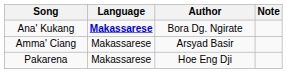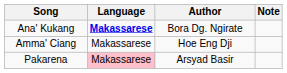(205, 44) Arsyad Basir -> (205, 44) Hoe Eng Dji
(121, 60) no background -> (121, 60) pink background
(205, 60) Hoe Eng Dji -> (205, 60) Arsyad Basir
